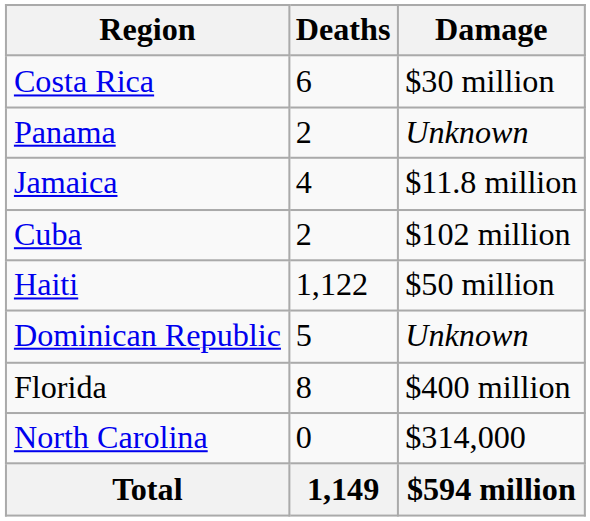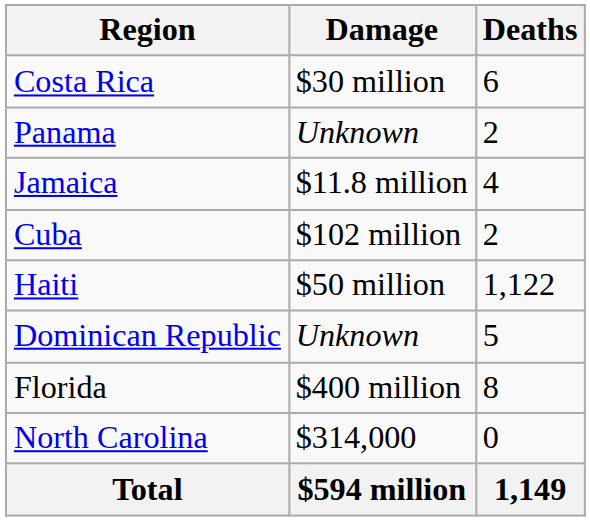columns swapped: (343, 30) <-> (491, 30)
